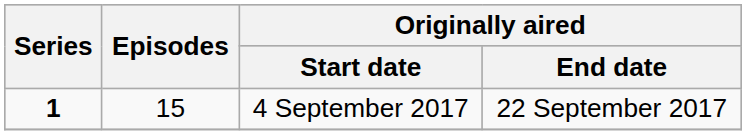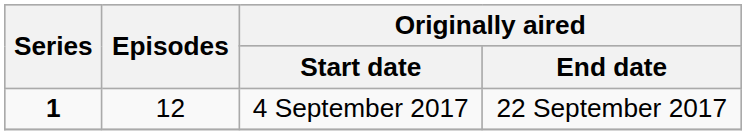(170, 108) 15 -> (170, 108) 12
